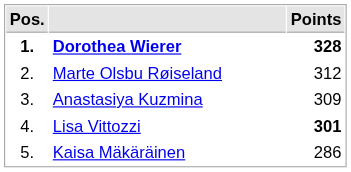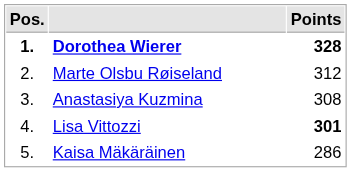(328, 99) 309 -> (328, 99) 308
